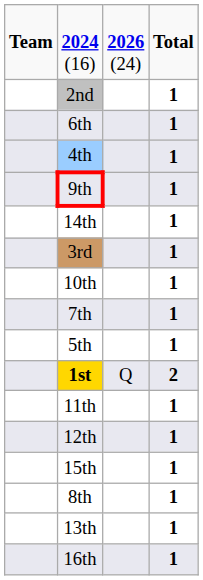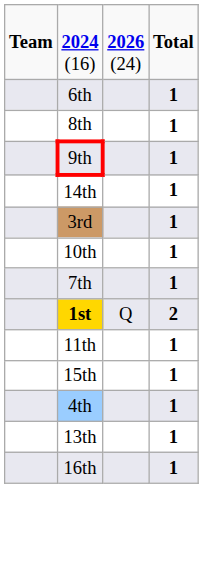- row: (80, 94)
rows swapped: (80, 498) <-> (80, 155)
- row: (80, 344)
- row: (80, 436)
